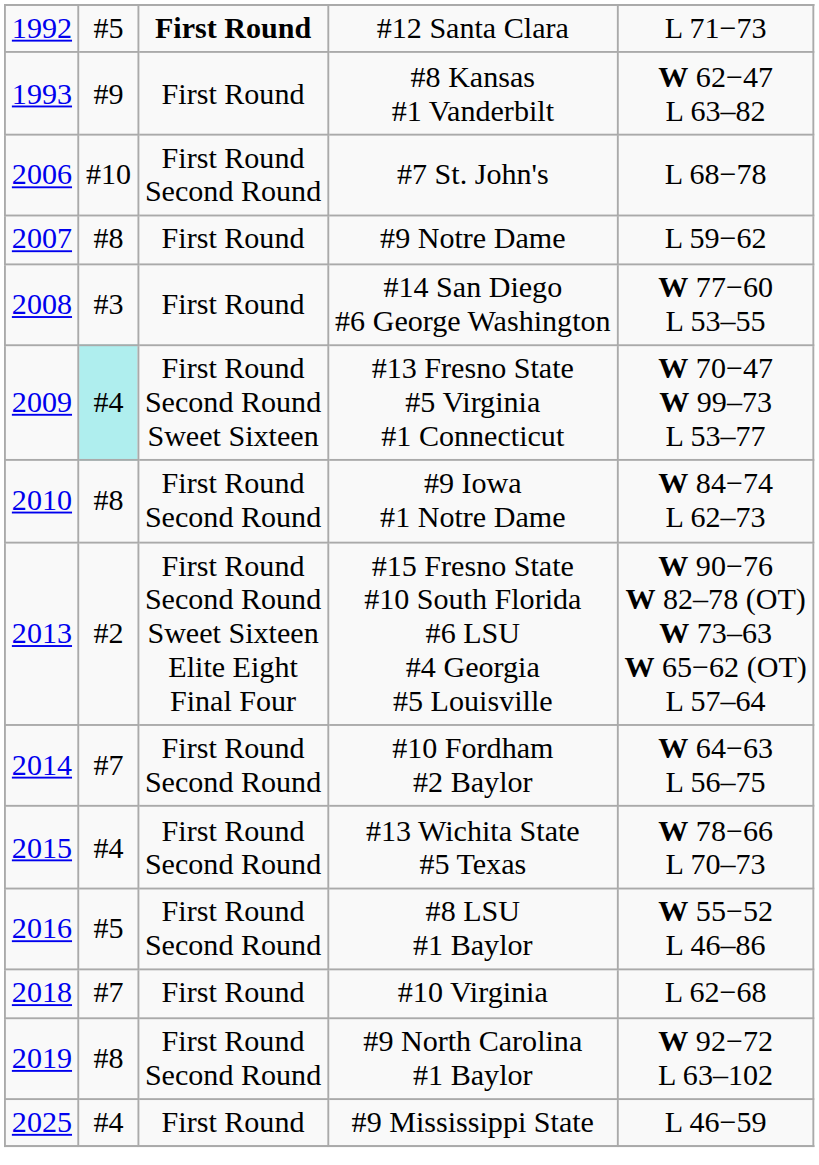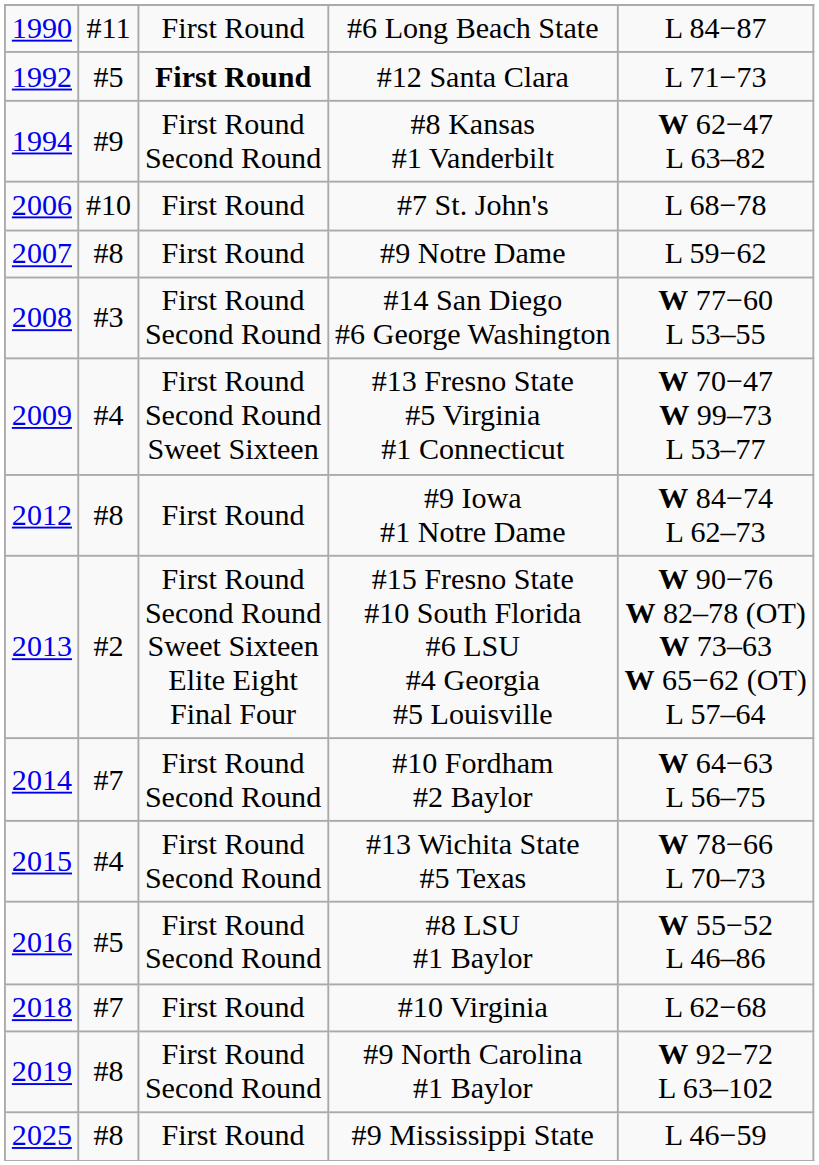+ row: (473, 28)
(42, 92) 1993 -> (42, 140) 1994
(233, 92) First Round -> (233, 140) First Round Second Round
(233, 174) First Round Second Round -> (233, 205) First Round
(233, 303) First Round -> (233, 317) First Round Second Round
(108, 402) paleturquoise background -> (108, 416) no background
(42, 500) 2010 -> (42, 514) 2012
(233, 500) First Round Second Round -> (233, 514) First Round
(108, 1122) #4 -> (108, 1136) #8
